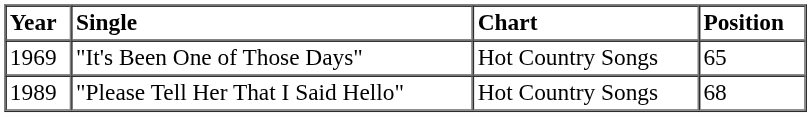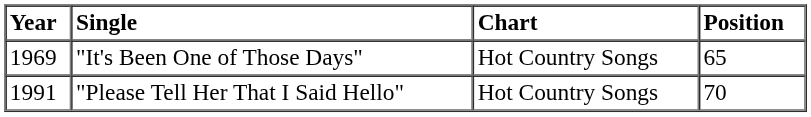(33, 92) 1989 -> (33, 92) 1991
(715, 92) 68 -> (715, 92) 70
